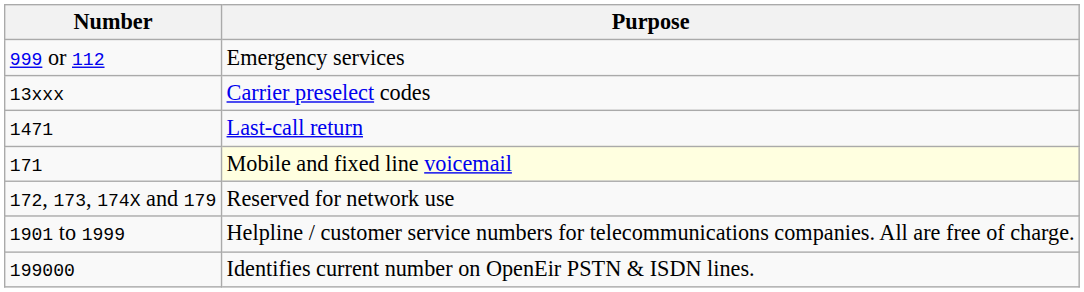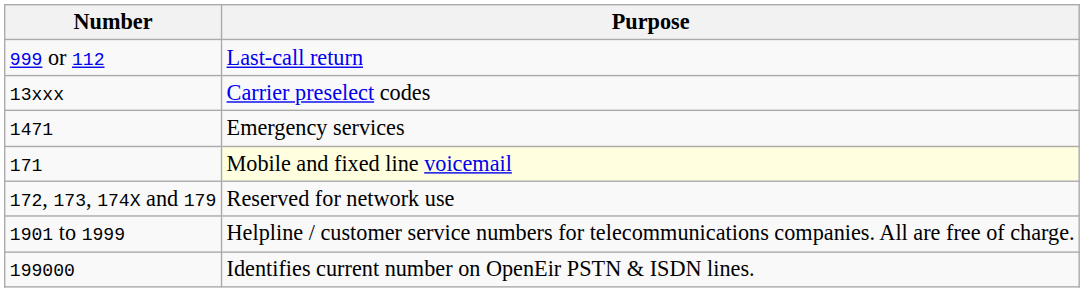(316, 57) Emergency services -> (295, 57) Last-call return
(295, 127) Last-call return -> (316, 127) Emergency services
